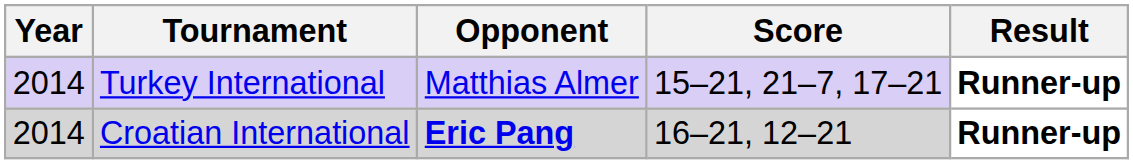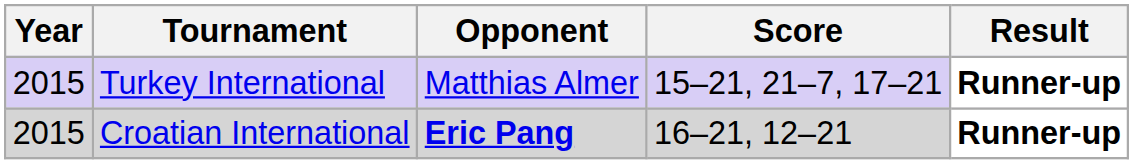(49, 82) 2014 -> (49, 82) 2015
(49, 133) 2014 -> (49, 133) 2015
